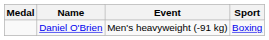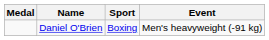columns swapped: (247, 12) <-> (167, 12)
